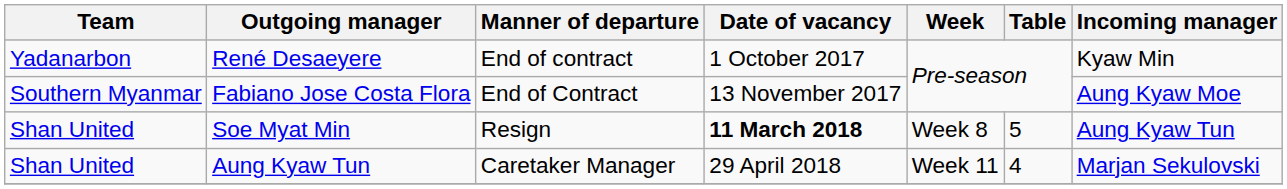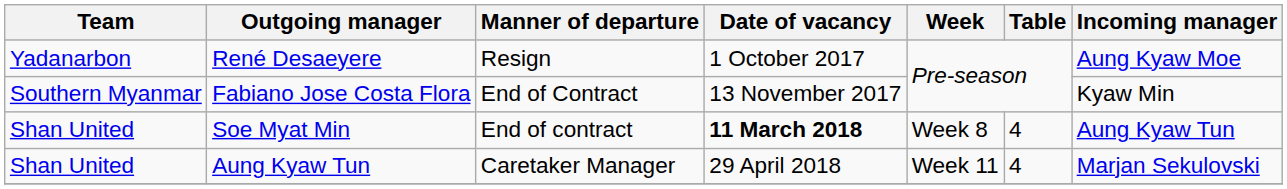(557, 58) End of contract -> (516, 58) Resign
(1126, 58) Kyaw Min -> (1159, 58) Aung Kyaw Moe
(1159, 93) Aung Kyaw Moe -> (1126, 93) Kyaw Min
(516, 129) Resign -> (557, 129) End of contract
(1015, 129) 5 -> (1015, 129) 4
